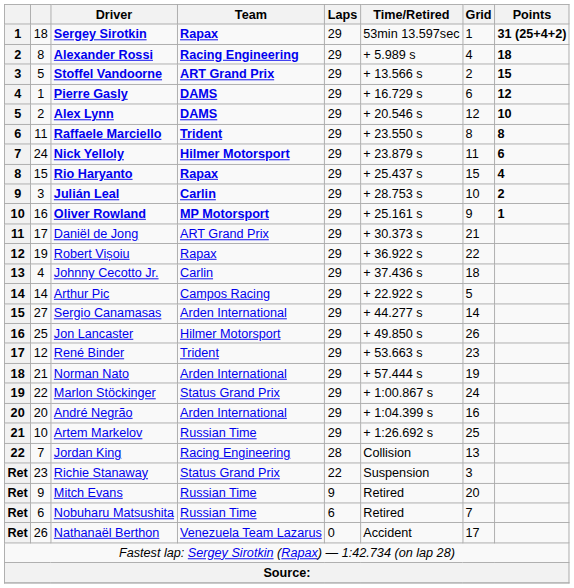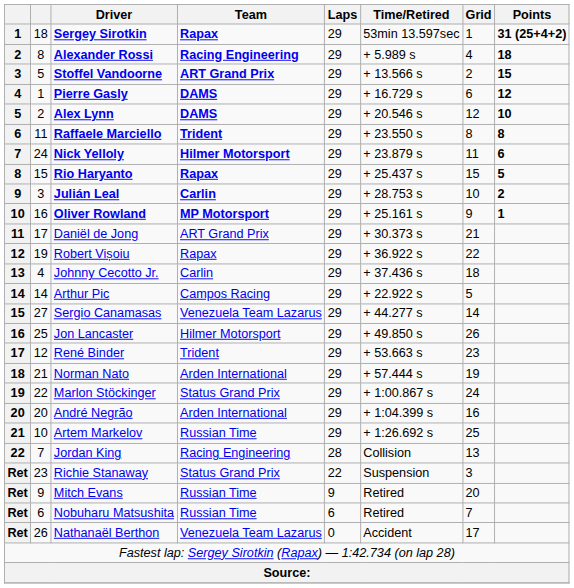(501, 174) 4 -> (501, 174) 5
(233, 313) Arden International -> (251, 313) Venezuela Team Lazarus
